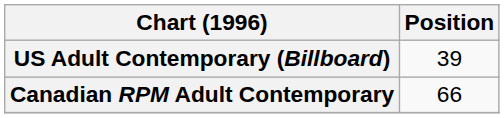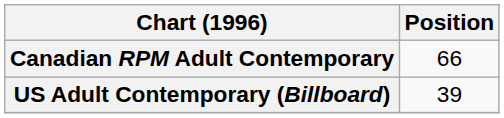rows swapped: (202, 94) <-> (202, 58)
